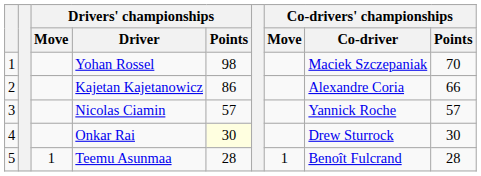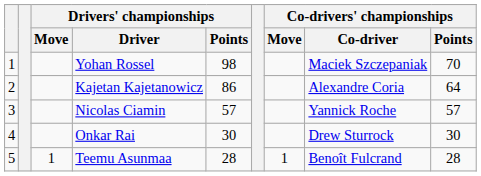(453, 87) 66 -> (453, 87) 64
(229, 134) lightyellow background -> (229, 134) no background
